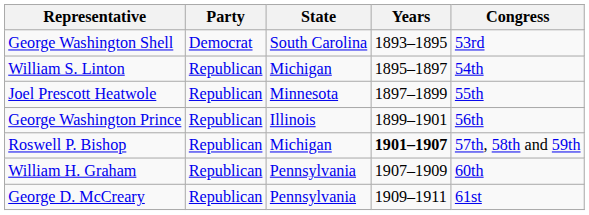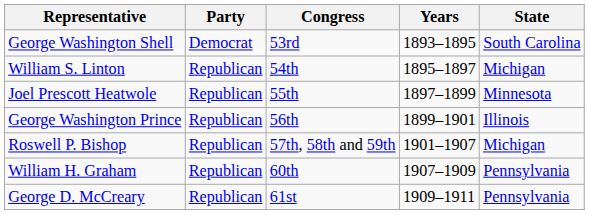columns swapped: (319, 17) <-> (518, 17)
(411, 145) bold -> (439, 145) normal
